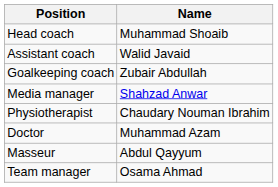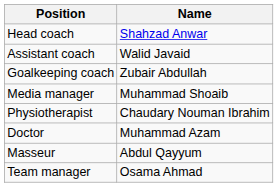(174, 34) Muhammad Shoaib -> (164, 34) Shahzad Anwar
(164, 93) Shahzad Anwar -> (174, 93) Muhammad Shoaib
